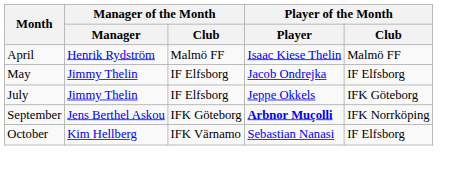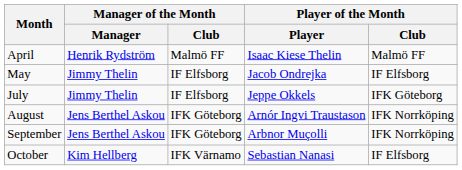+ row: (26, 114)
(290, 114) bold -> (287, 134) normal
